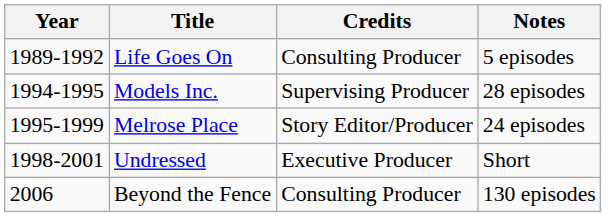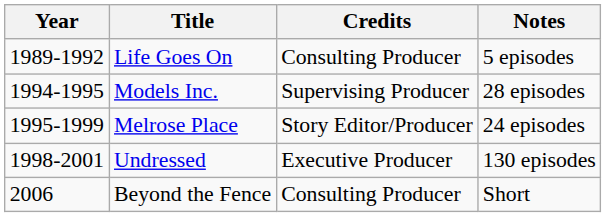(506, 159) Short -> (539, 159) 130 episodes
(539, 194) 130 episodes -> (506, 194) Short
